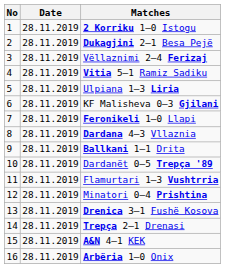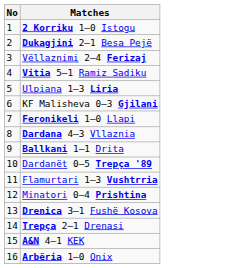- column: (50, 12)
